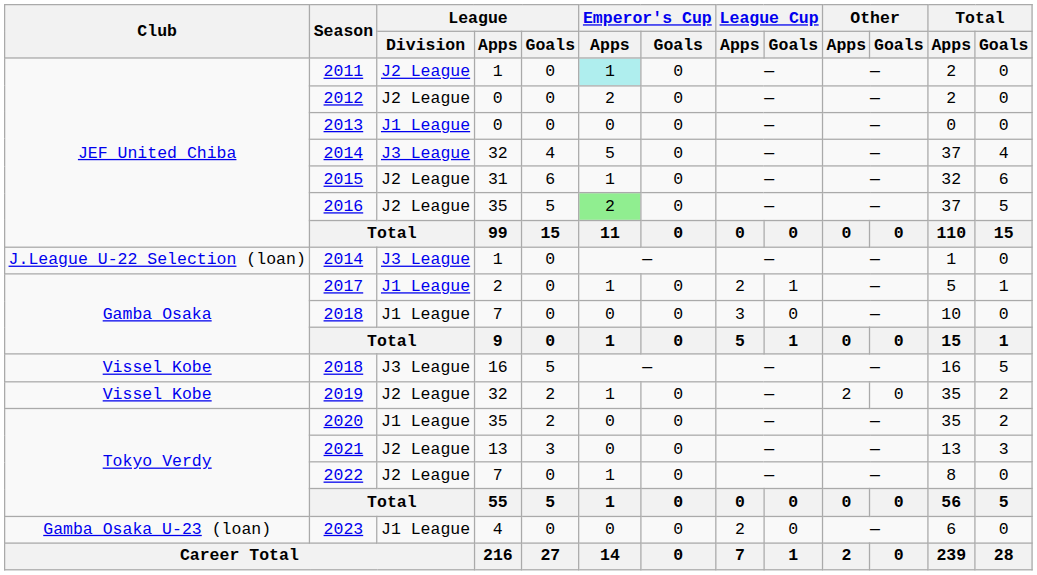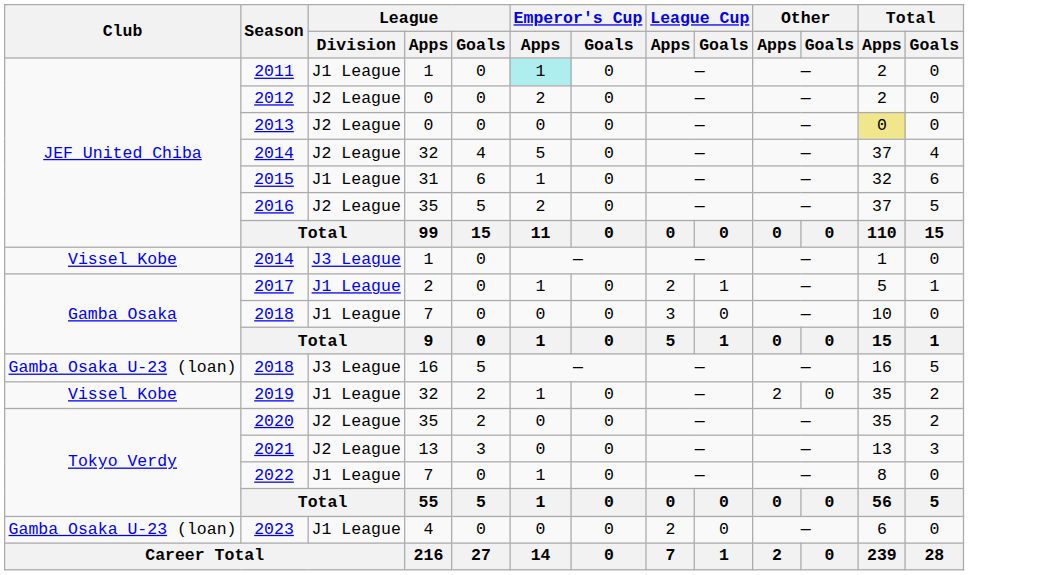(426, 72) J2 League -> (356, 72) J1 League
(426, 126) J1 League -> (356, 126) J2 League
(951, 126) no background -> (882, 126) khaki background
(426, 153) J3 League -> (356, 153) J2 League
(426, 180) J2 League -> (356, 180) J1 League
(610, 206) lightgreen background -> (541, 206) no background
(157, 260) J.League U-22 Selection (loan) -> (122, 260) Vissel Kobe
(157, 368) Vissel Kobe -> (123, 368) Gamba Osaka U-23 (loan)
(426, 395) J2 League -> (356, 395) J1 League
(426, 422) J1 League -> (356, 422) J2 League
(426, 476) J2 League -> (356, 476) J1 League
